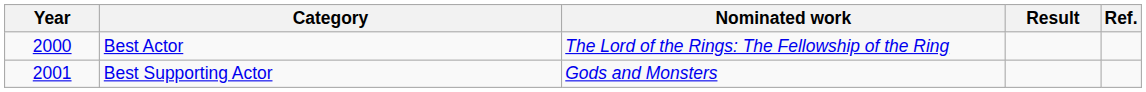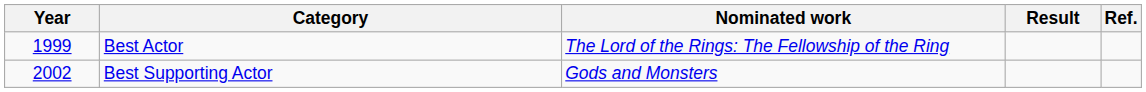(52, 45) 2000 -> (52, 45) 1999
(52, 73) 2001 -> (52, 73) 2002
